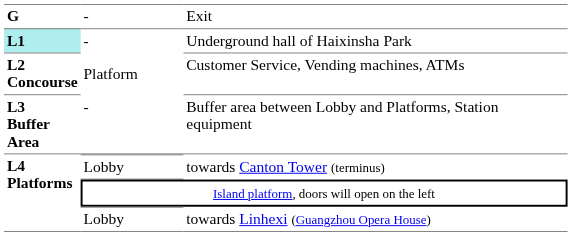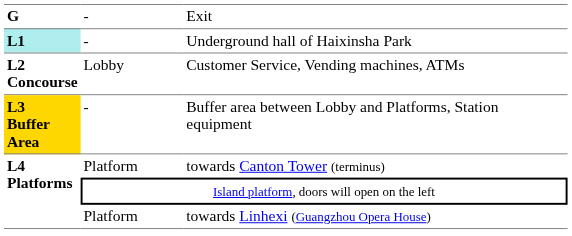(111, 73) Platform -> (104, 65) Lobby
(28, 124) no background -> (28, 124) gold background
(104, 166) Lobby -> (111, 166) Platform
(104, 219) Lobby -> (111, 216) Platform
